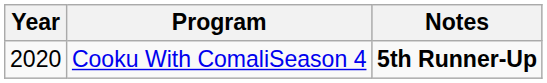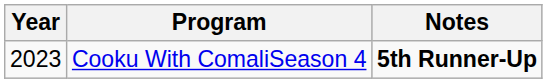(36, 59) 2020 -> (36, 59) 2023
